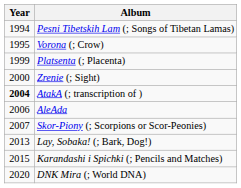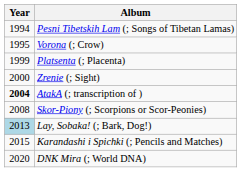- row: (52, 110)
(19, 126) 2007 -> (19, 110) 2008
(19, 142) no background -> (19, 126) lightblue background
